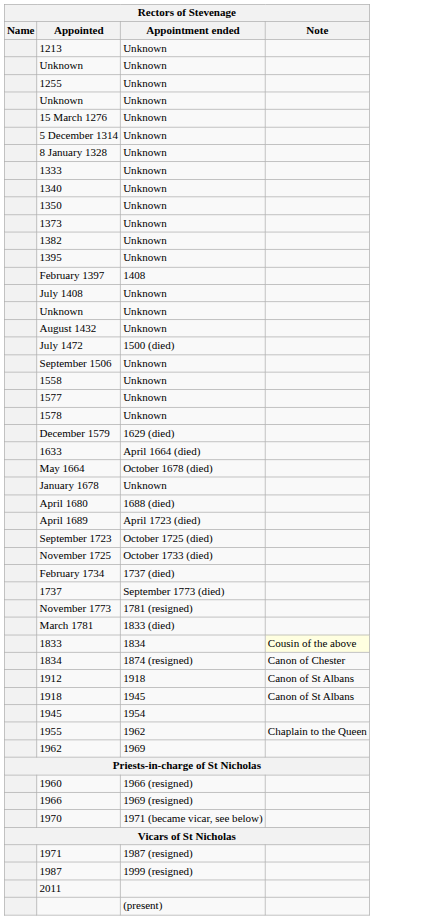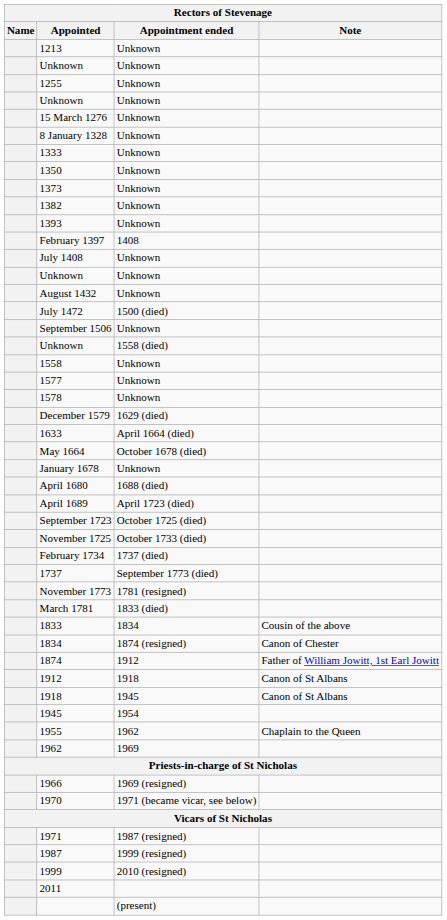- row: (79, 135)
- row: (51, 188)
+ row: (51, 223)
- row: (51, 258)
+ row: (61, 345)
(312, 643) lightyellow background -> (306, 626) no background
+ row: (51, 661)
- row: (51, 783)
+ row: (51, 871)
